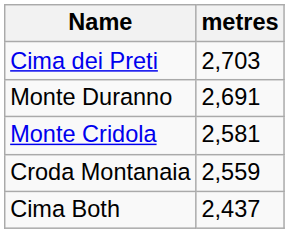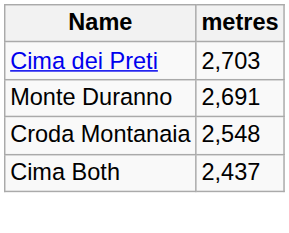- row: (83, 135)
(231, 172) 2,559 -> (231, 135) 2,548
